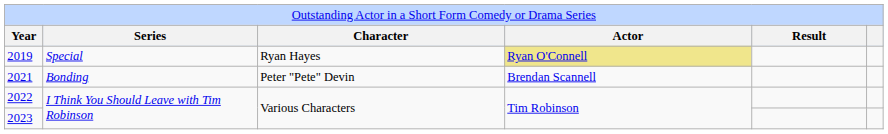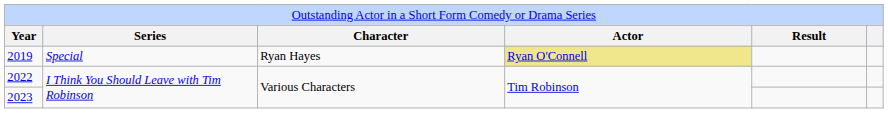- row: (20, 77)
